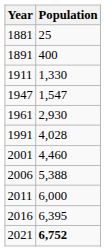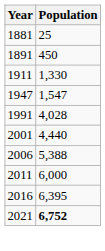(48, 55) 400 -> (48, 55) 450
- row: (20, 115)
(53, 155) 4,460 -> (53, 135) 4,440
